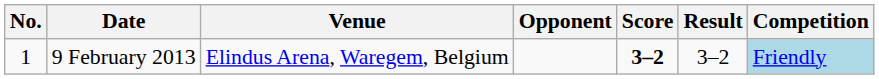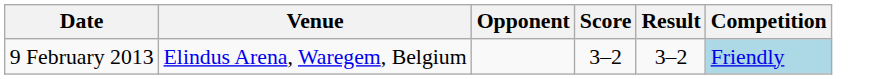- column: (26, 21)
(648, 56) bold -> (606, 56) normal
